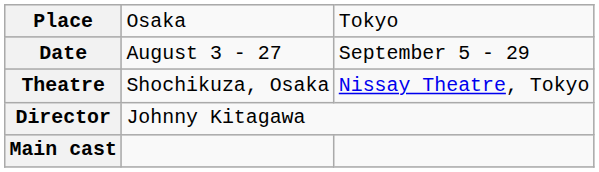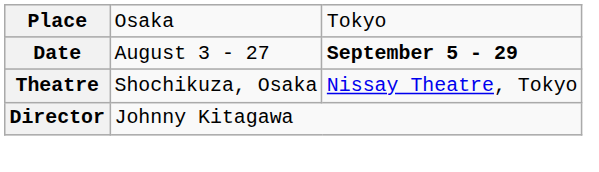(434, 53) normal -> (422, 53) bold
- row: (63, 151)
